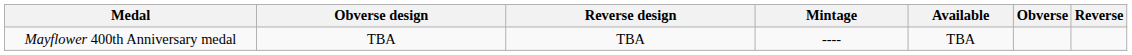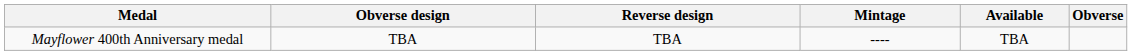- column: (1099, 15)
